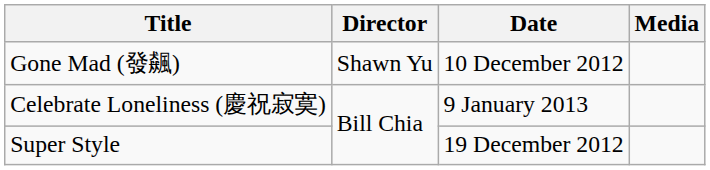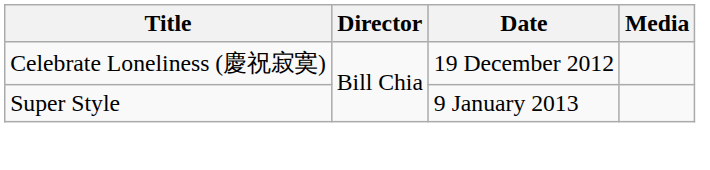- row: (95, 62)
(516, 105) 9 January 2013 -> (524, 63) 19 December 2012
(534, 144) 19 December 2012 -> (506, 102) 9 January 2013
